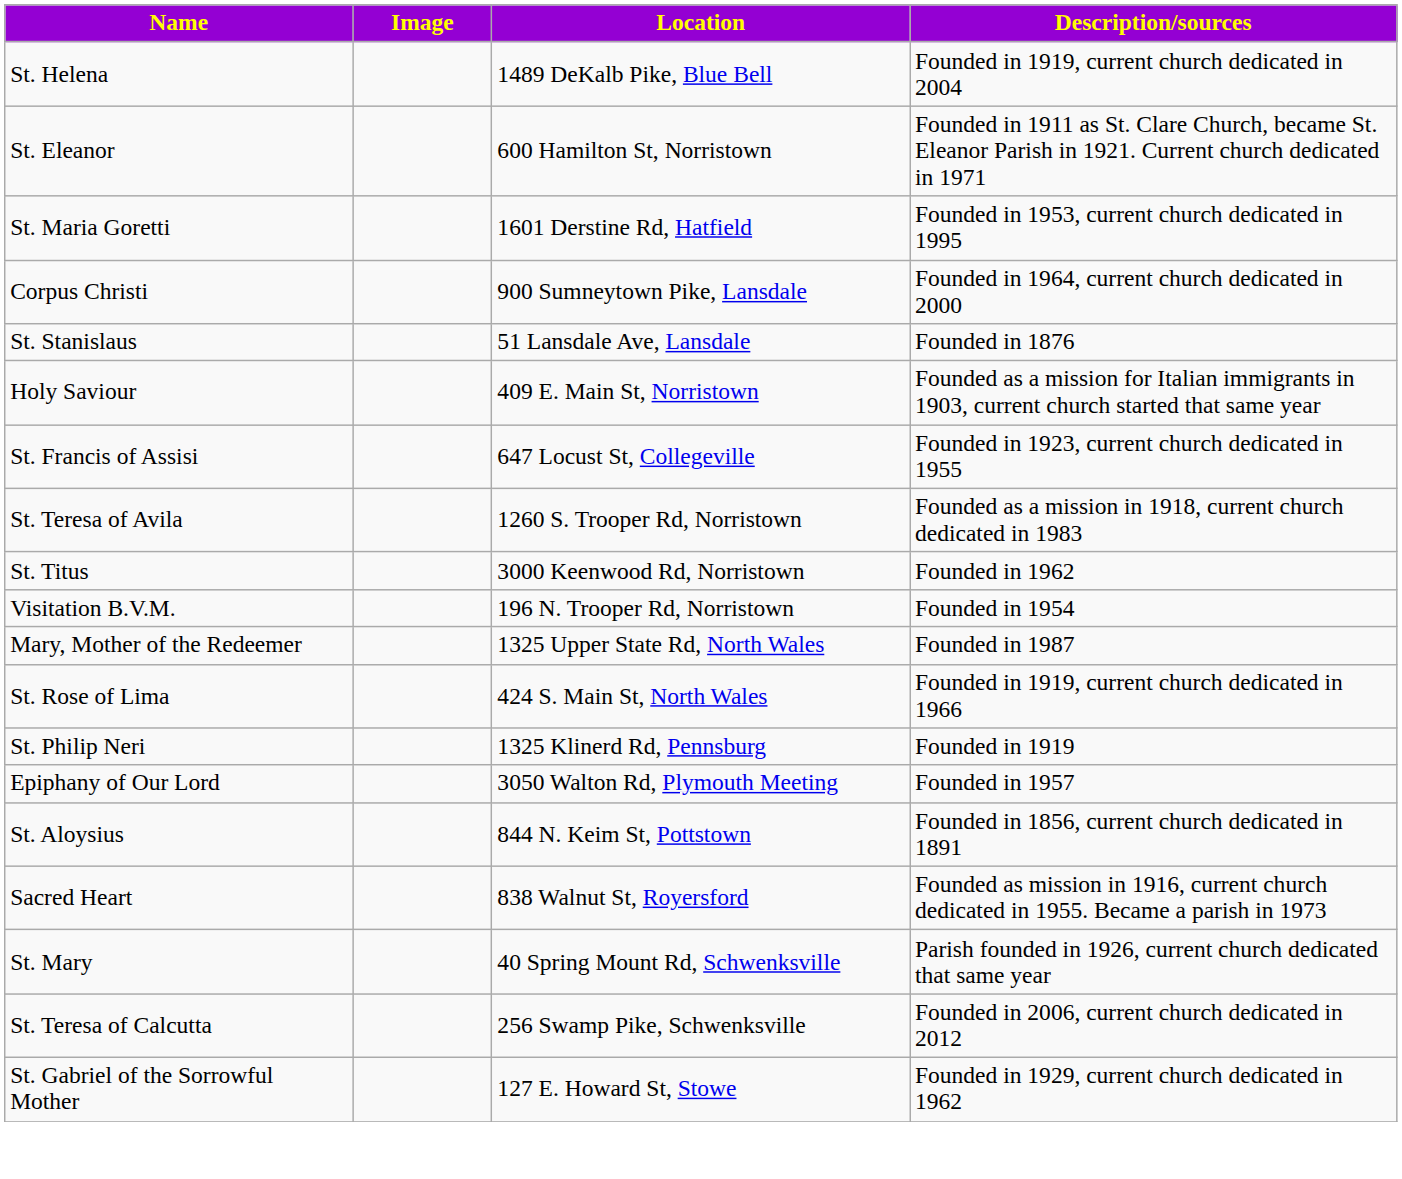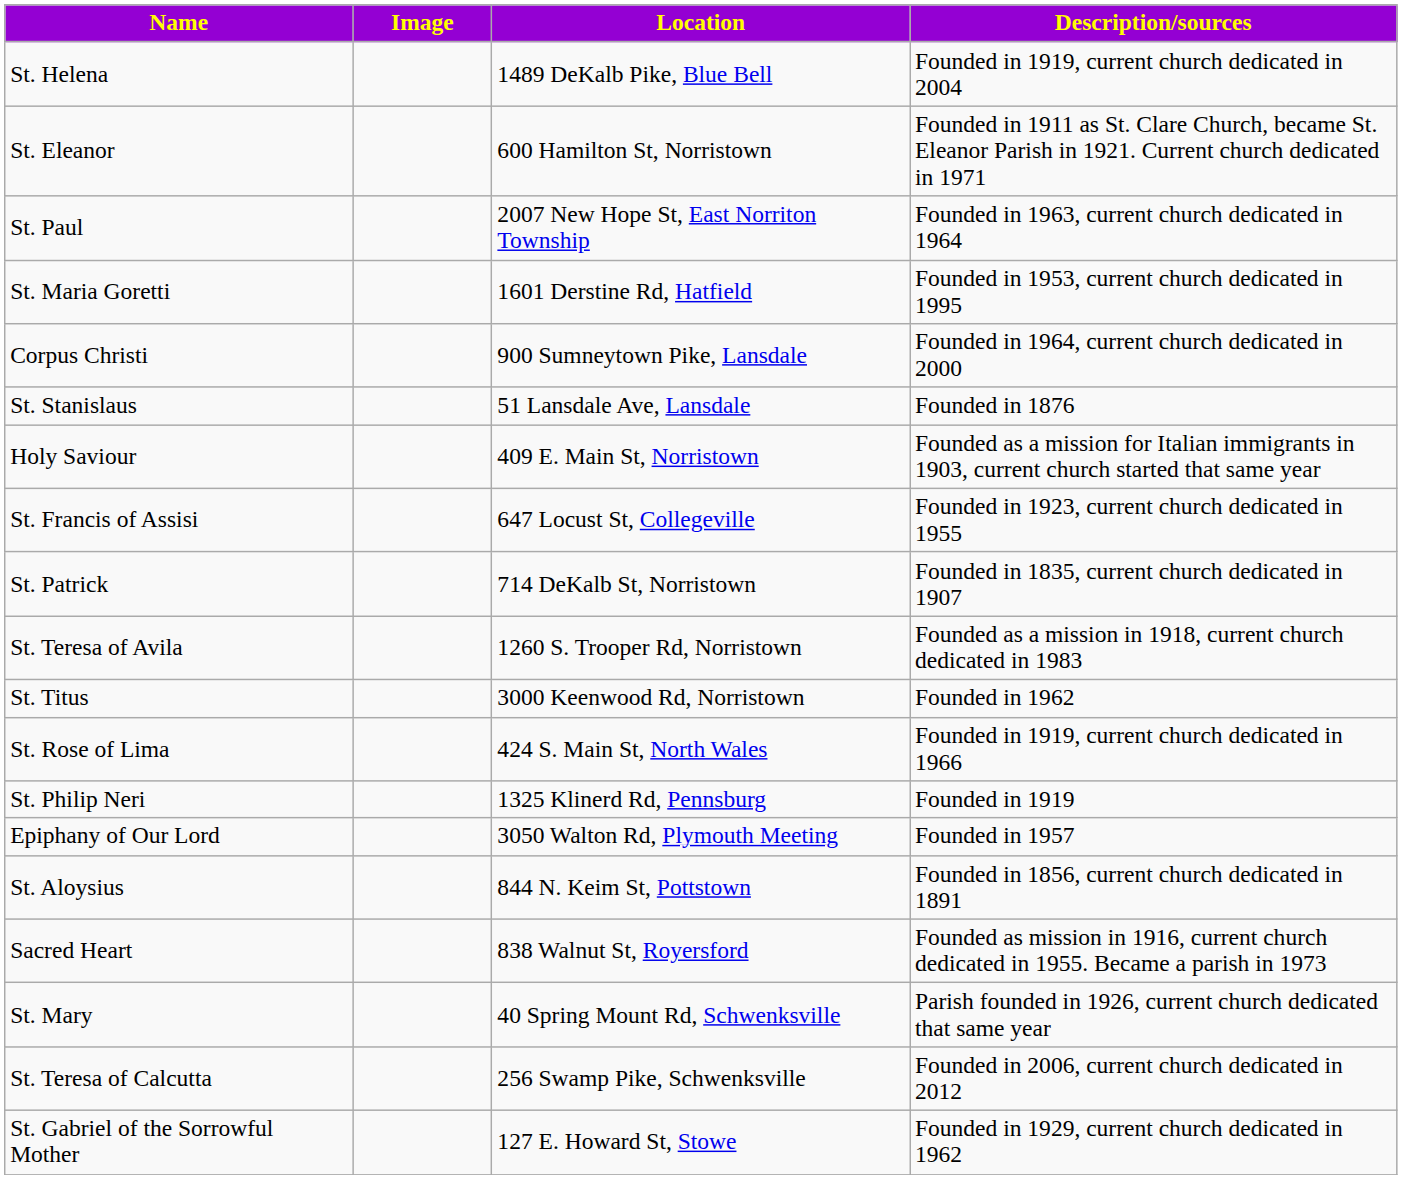+ row: (47, 227)
+ row: (59, 583)
- row: (93, 607)
- row: (156, 645)
